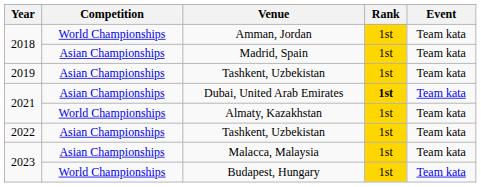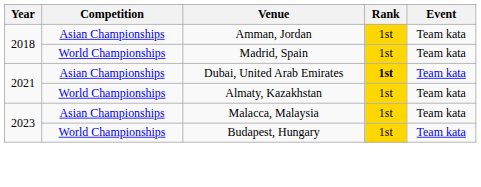(112, 34) World Championships -> (112, 34) Asian Championships
(112, 54) Asian Championships -> (112, 54) World Championships
- row: (23, 73)
- row: (23, 133)
